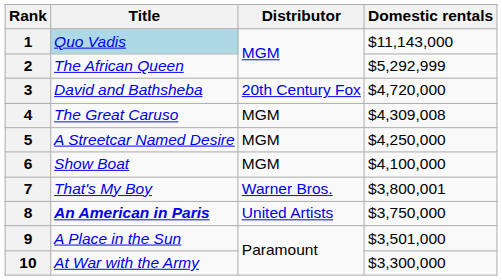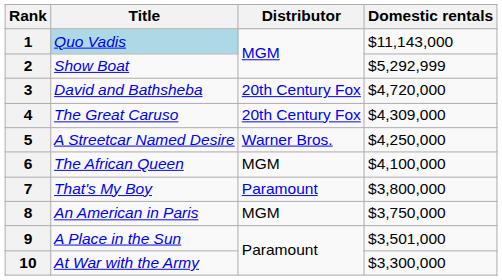(119, 66) The African Queen -> (92, 66) Show Boat
(261, 115) MGM -> (301, 115) 20th Century Fox
(407, 115) $4,309,008 -> (407, 115) $4,309,000
(261, 139) MGM -> (287, 139) Warner Bros.
(92, 164) Show Boat -> (119, 164) The African Queen
(287, 189) Warner Bros. -> (280, 189) Paramount
(407, 189) $3,800,001 -> (407, 189) $3,800,000
(132, 213) bold -> (126, 213) normal
(288, 213) United Artists -> (261, 213) MGM
